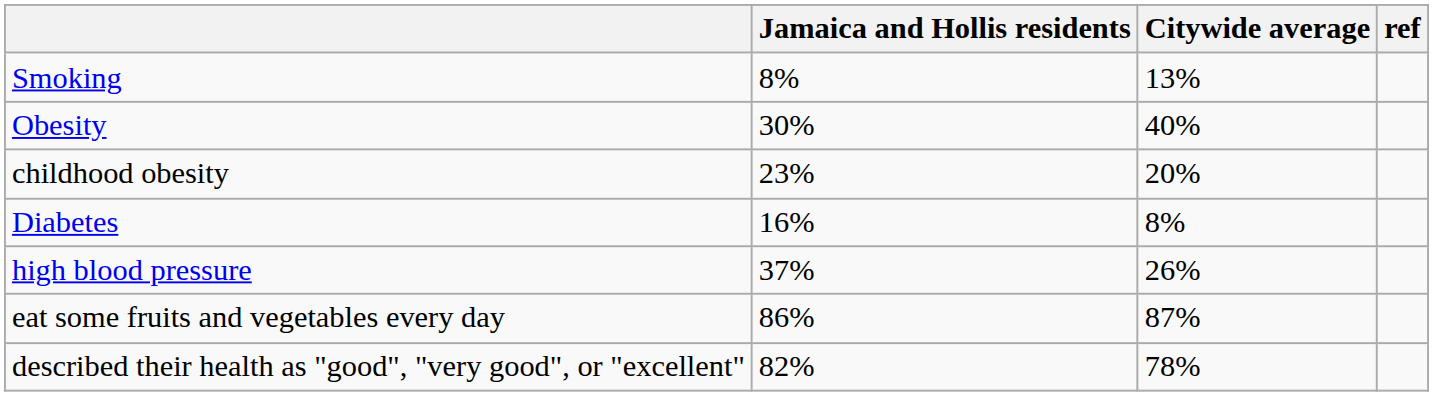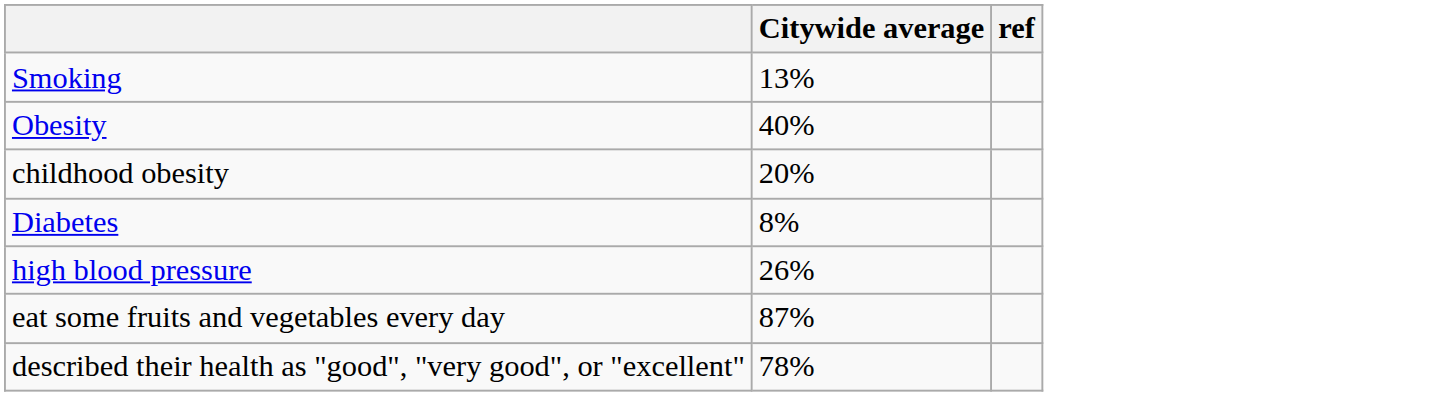- column: (945, 28)
